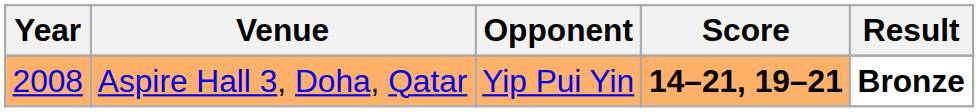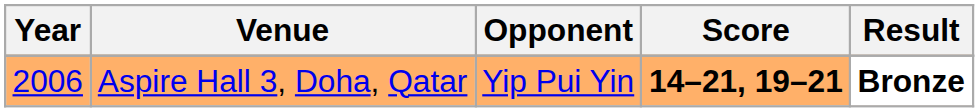(48, 81) 2008 -> (48, 81) 2006
